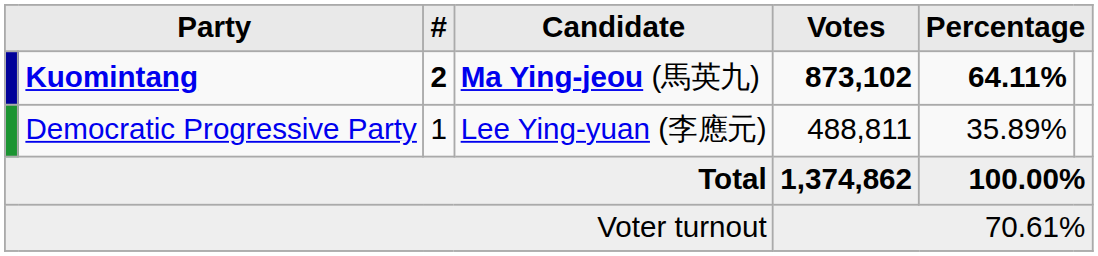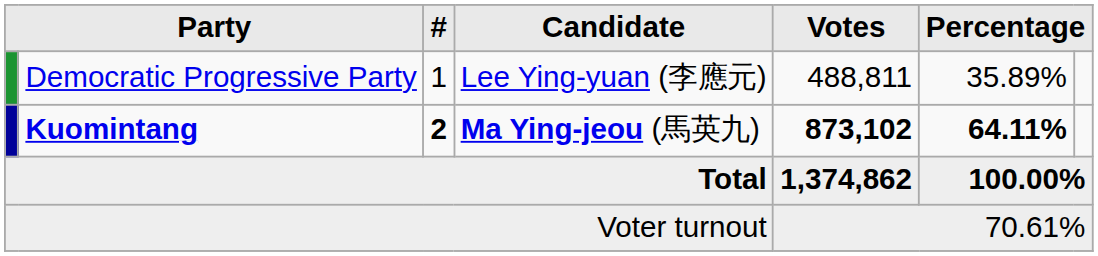rows swapped: (112, 77) <-> (221, 130)
